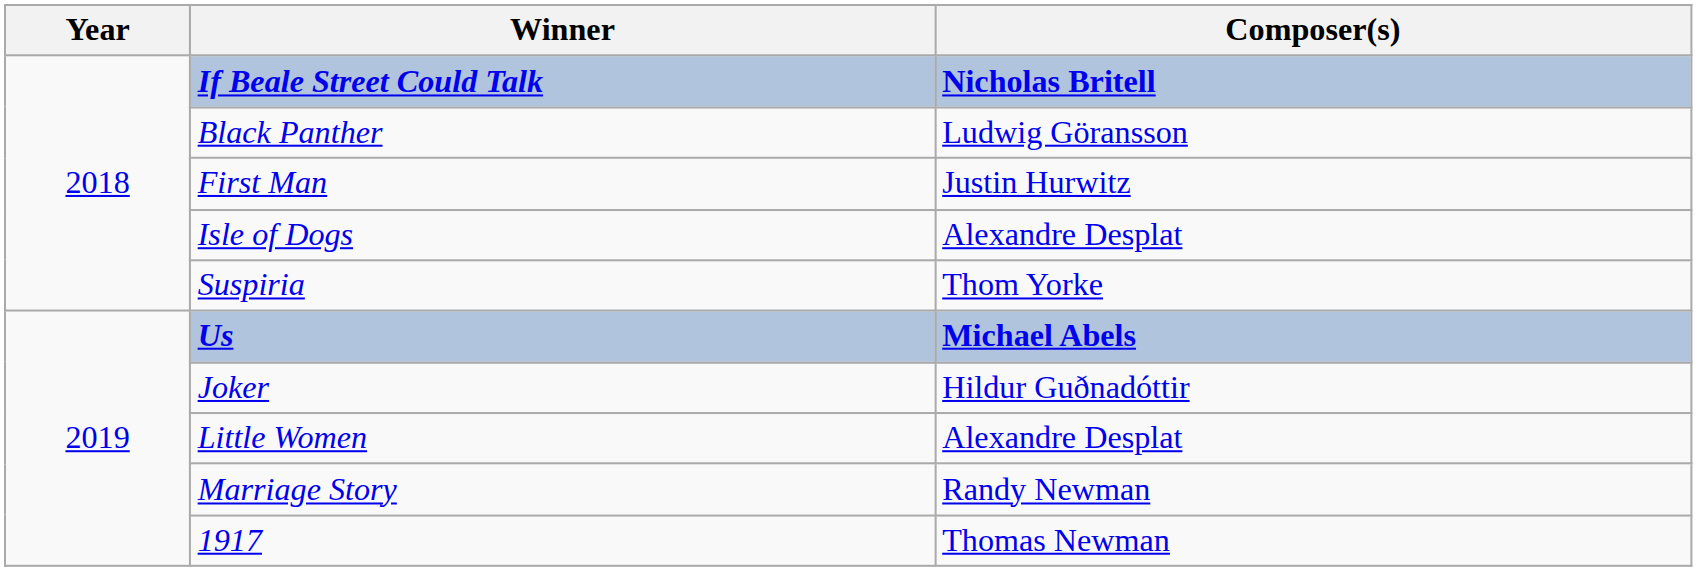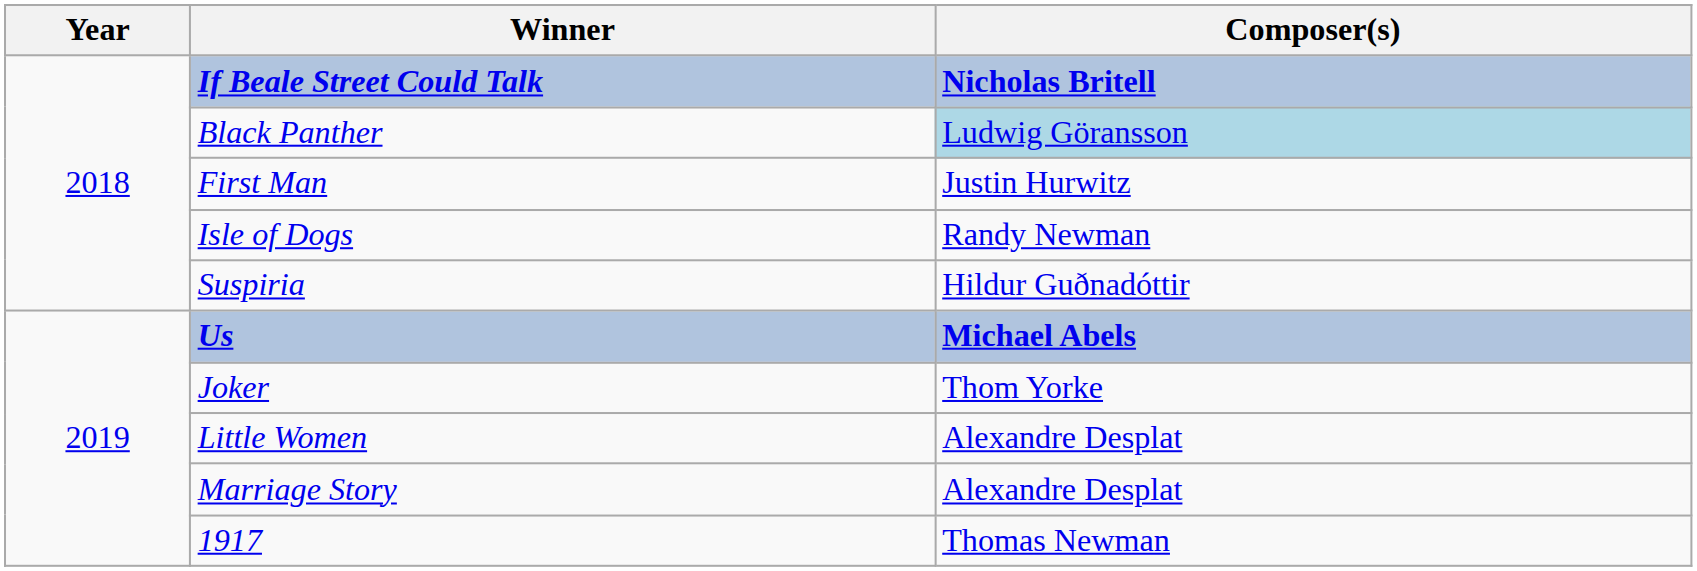(1065, 132) no background -> (1065, 132) lightblue background
(1062, 234) Alexandre Desplat -> (1046, 234) Randy Newman
(1023, 285) Thom Yorke -> (1066, 285) Hildur Guðnadóttir
(1066, 387) Hildur Guðnadóttir -> (1023, 387) Thom Yorke
(1046, 489) Randy Newman -> (1062, 489) Alexandre Desplat
